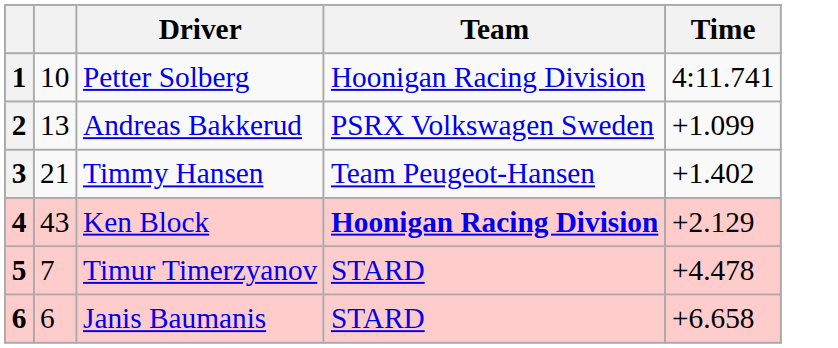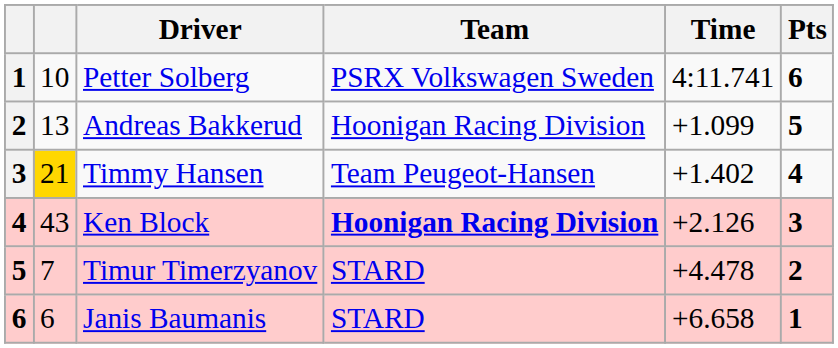+ column: (807, 28)
(488, 77) Hoonigan Racing Division -> (492, 77) PSRX Volkswagen Sweden
(492, 125) PSRX Volkswagen Sweden -> (488, 125) Hoonigan Racing Division
(55, 173) no background -> (55, 173) gold background
(713, 222) +2.129 -> (713, 222) +2.126
